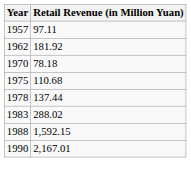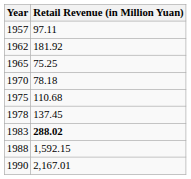+ row: (18, 64)
(48, 98) 137.44 -> (48, 115) 137.45
(48, 115) normal -> (48, 132) bold
